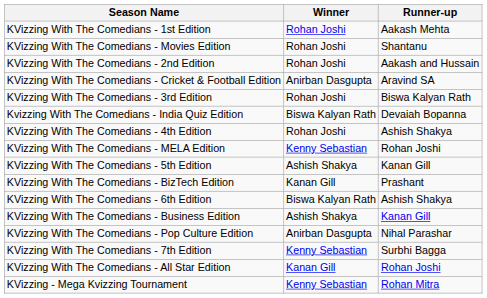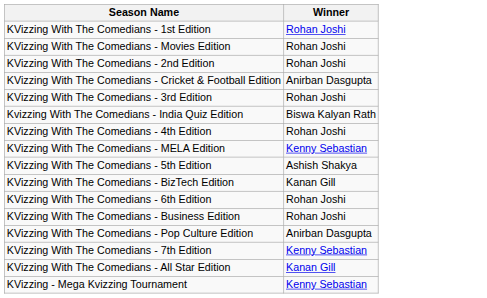- column: (430, 13)
(331, 200) Biswa Kalyan Rath -> (316, 200) Rohan Joshi
(321, 217) Ashish Shakya -> (316, 217) Rohan Joshi
